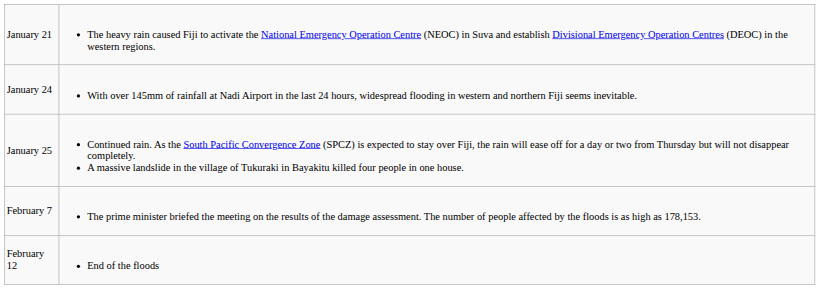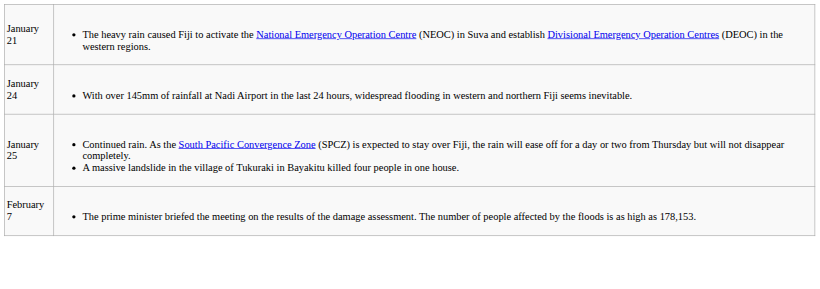- row: (25, 260)
